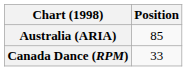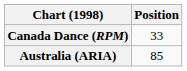rows swapped: (68, 35) <-> (68, 55)
